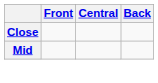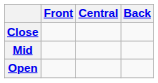+ row: (23, 68)
